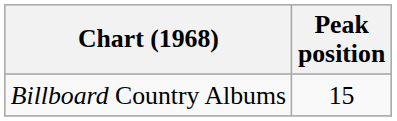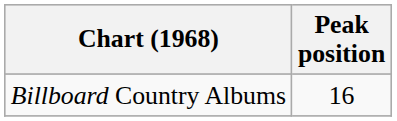(342, 94) 15 -> (342, 94) 16
